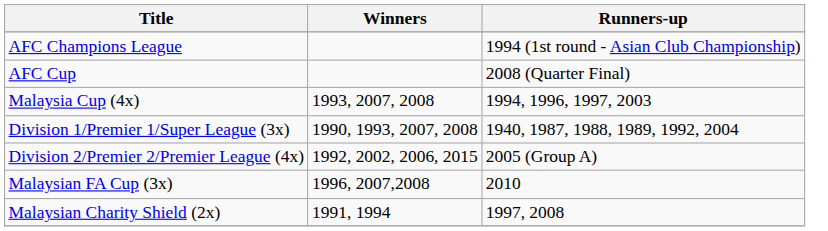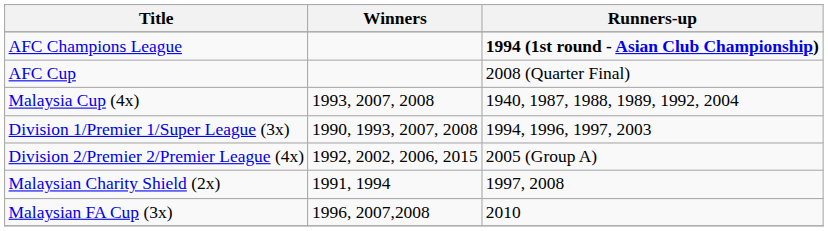(643, 45) normal -> (652, 45) bold
(569, 101) 1994, 1996, 1997, 2003 -> (612, 101) 1940, 1987, 1988, 1989, 1992, 2004
(612, 128) 1940, 1987, 1988, 1989, 1992, 2004 -> (569, 128) 1994, 1996, 1997, 2003
rows swapped: (91, 184) <-> (114, 211)
